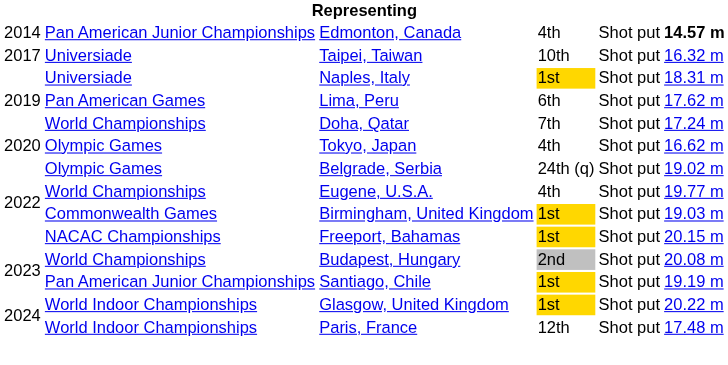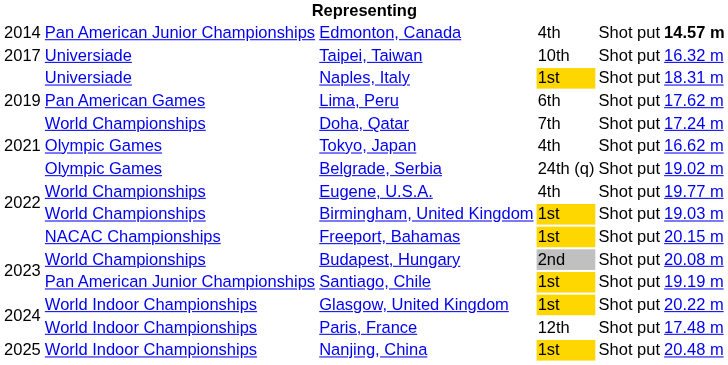(22, 146) 2020 -> (22, 146) 2021
(131, 214) Commonwealth Games -> (125, 214) World Championships
+ row: (373, 350)
